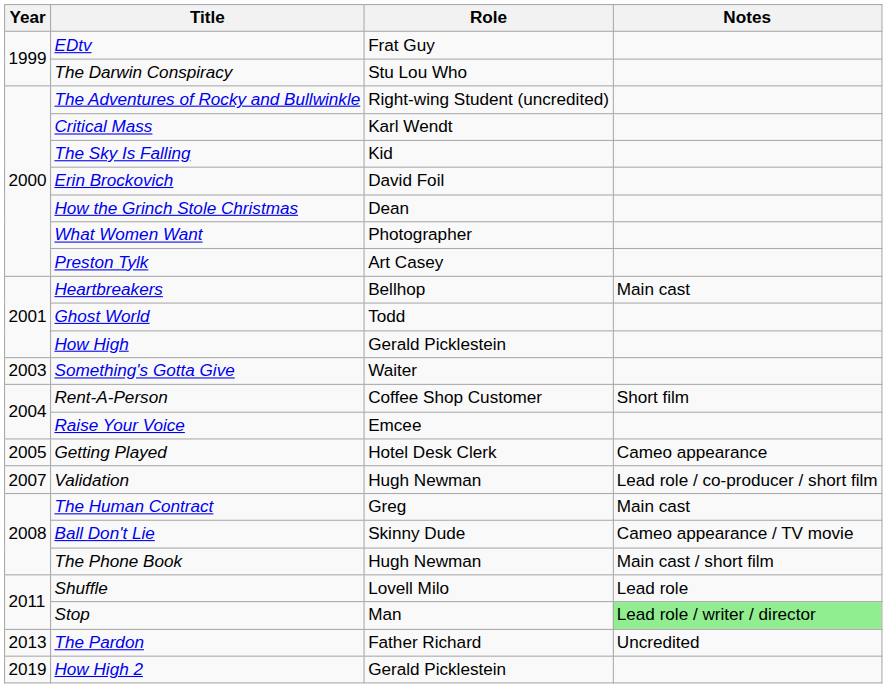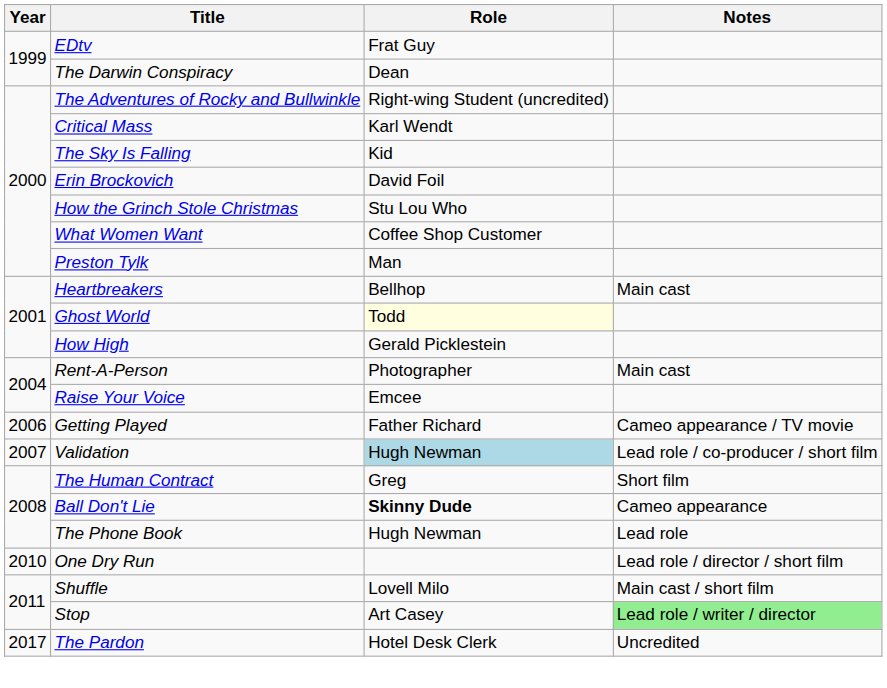(418, 72) Stu Lou Who -> (389, 72) Dean
(389, 208) Dean -> (418, 208) Stu Lou Who
(420, 235) Photographer -> (455, 235) Coffee Shop Customer
(406, 262) Art Casey -> (385, 262) Man
(387, 316) no background -> (387, 316) lightyellow background
- row: (145, 371)
(455, 398) Coffee Shop Customer -> (420, 371) Photographer
(653, 398) Short film -> (653, 371) Main cast
(28, 452) 2005 -> (28, 425) 2006
(432, 452) Hotel Desk Clerk -> (425, 425) Father Richard
(692, 452) Cameo appearance -> (735, 425) Cameo appearance / TV movie
(425, 479) no background -> (425, 452) lightblue background
(653, 506) Main cast -> (653, 479) Short film
(417, 533) normal -> (420, 506) bold
(735, 533) Cameo appearance / TV movie -> (692, 506) Cameo appearance
(695, 561) Main cast / short film -> (652, 533) Lead role
+ row: (104, 561)
(652, 588) Lead role -> (695, 588) Main cast / short film
(385, 615) Man -> (406, 615) Art Casey
(28, 642) 2013 -> (28, 642) 2017
(425, 642) Father Richard -> (432, 642) Hotel Desk Clerk
- row: (99, 669)
